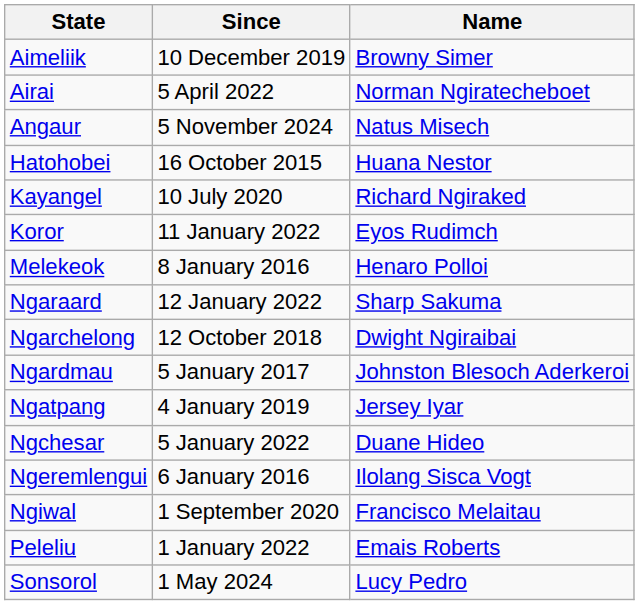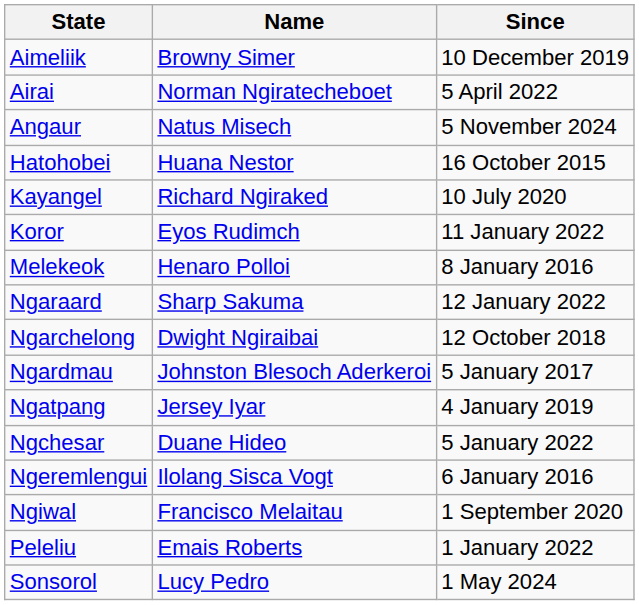columns swapped: (492, 22) <-> (251, 22)
